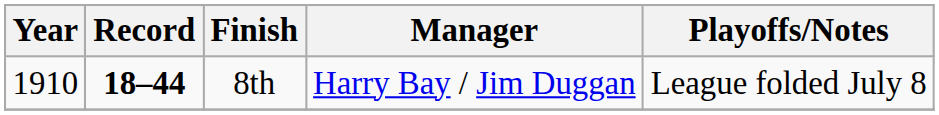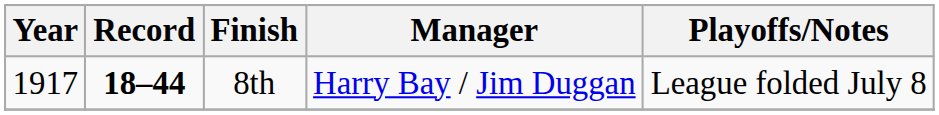(45, 82) 1910 -> (45, 82) 1917
